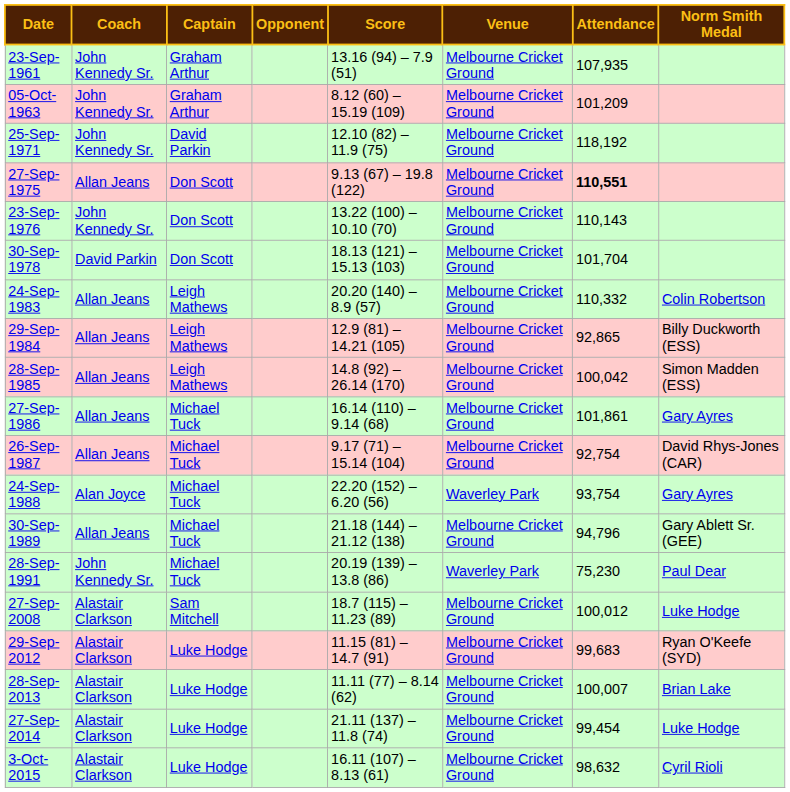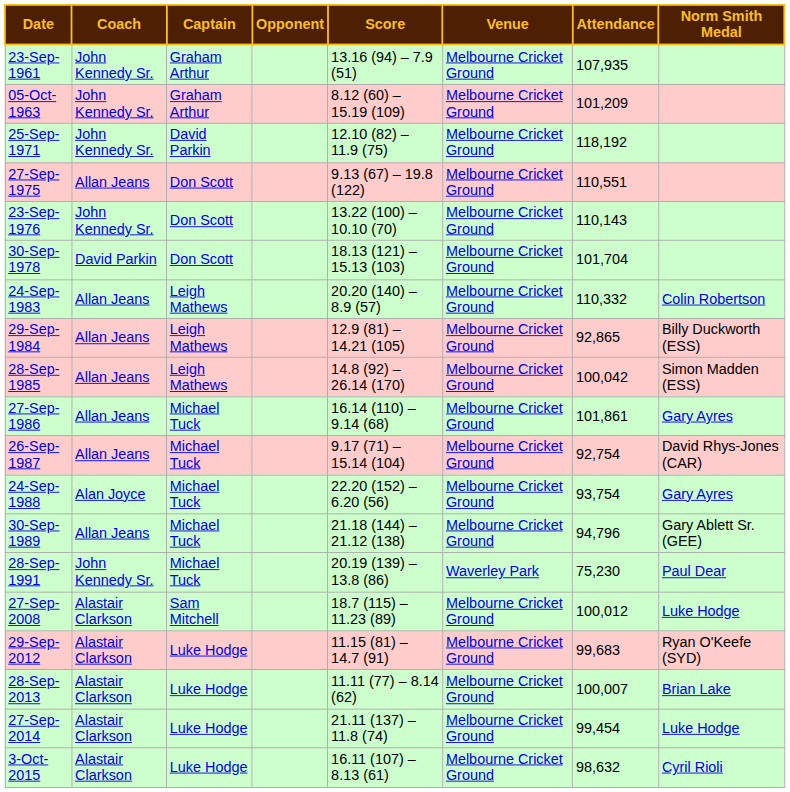(602, 181) bold -> (601, 181) normal
(492, 494) Waverley Park -> (504, 494) Melbourne Cricket Ground
